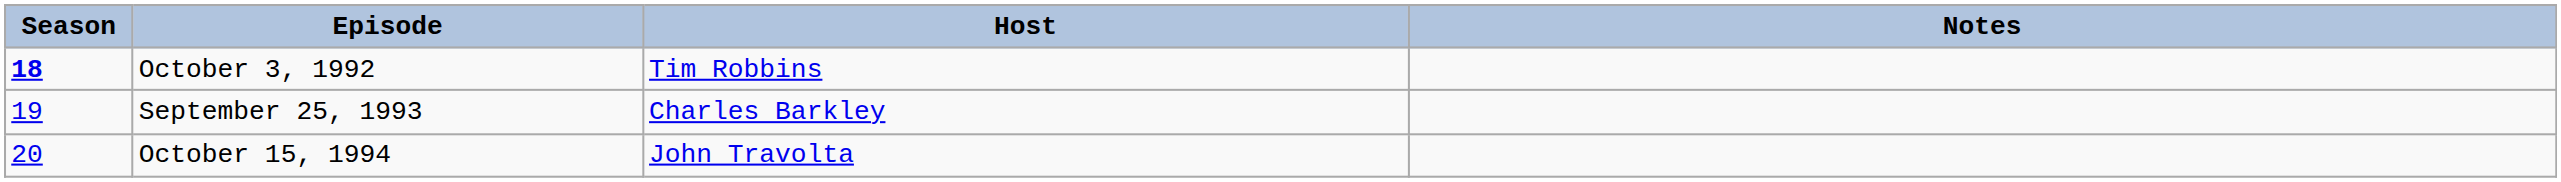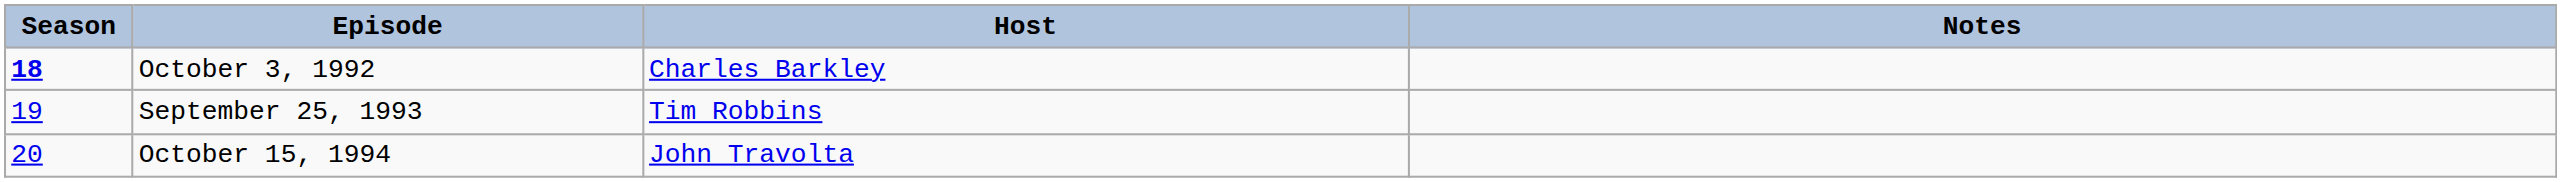(736, 69) Tim Robbins -> (767, 69) Charles Barkley
(767, 112) Charles Barkley -> (736, 112) Tim Robbins
